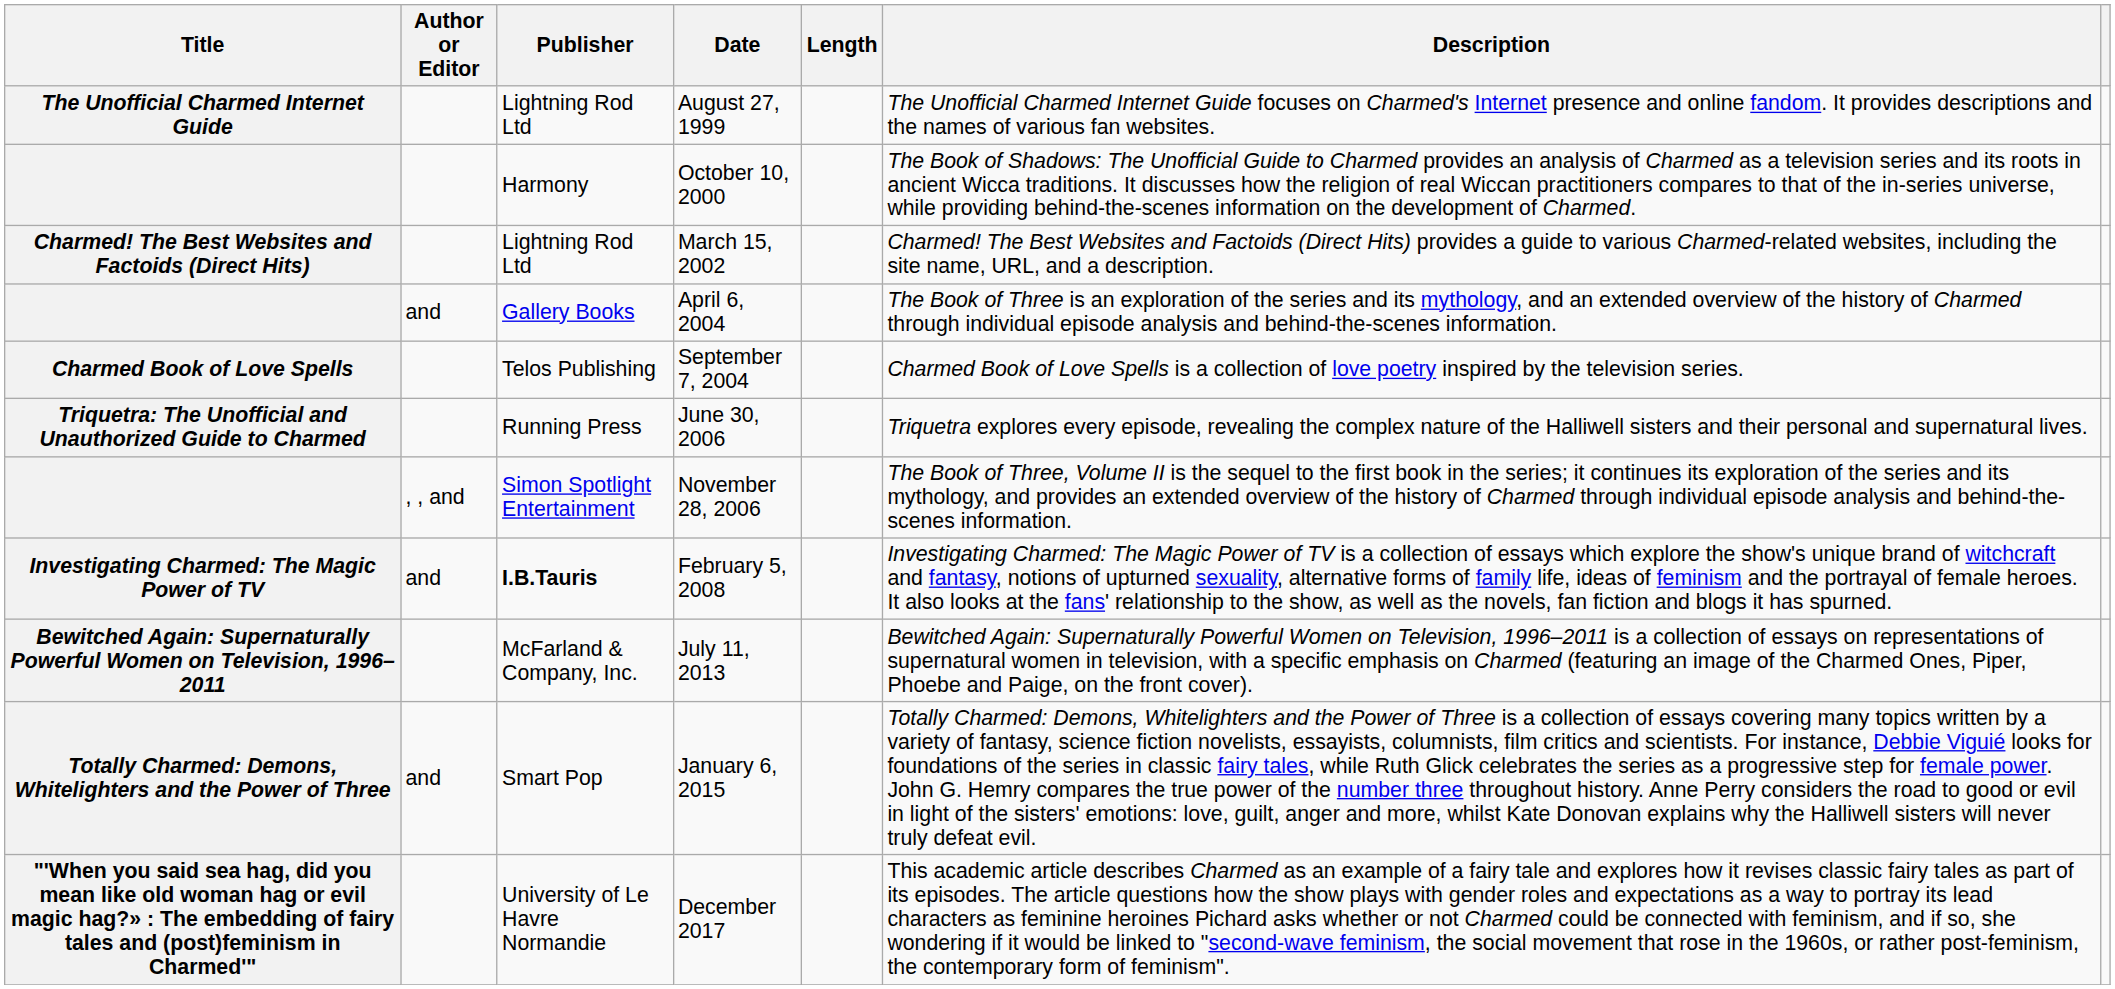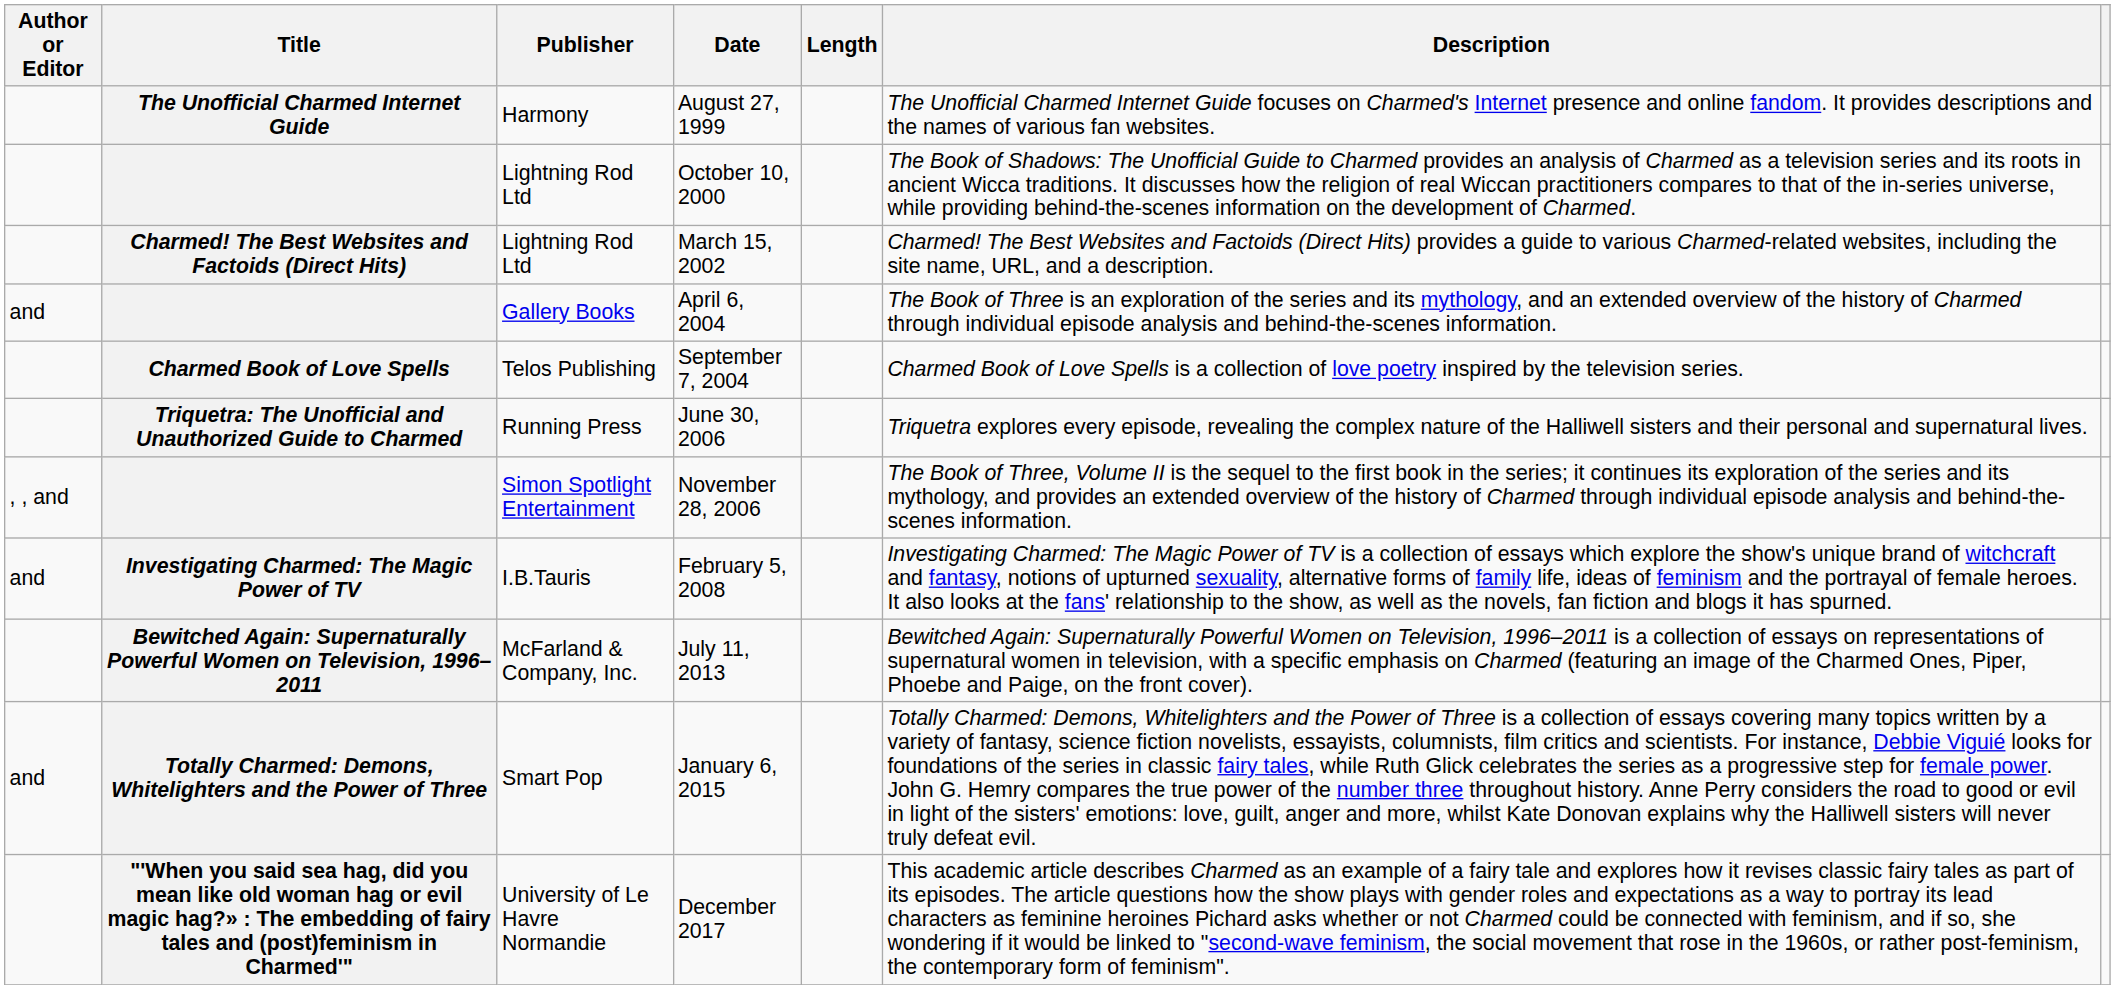columns swapped: (203, 45) <-> (449, 45)
(568, 114) Lightning Rod Ltd -> (545, 114) Harmony
(545, 184) Harmony -> (568, 184) Lightning Rod Ltd
(550, 578) bold -> (546, 578) normal
